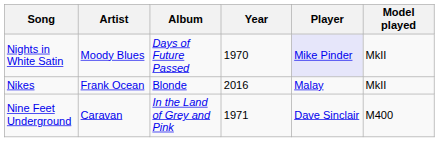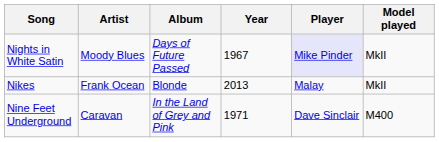(236, 55) 1970 -> (236, 55) 1967
(236, 85) 2016 -> (236, 85) 2013
